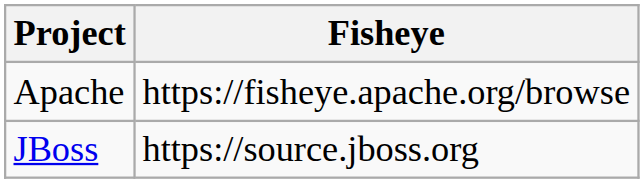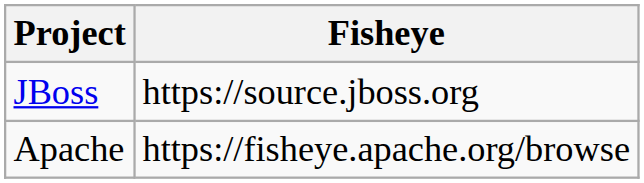rows swapped: (56, 148) <-> (69, 90)
